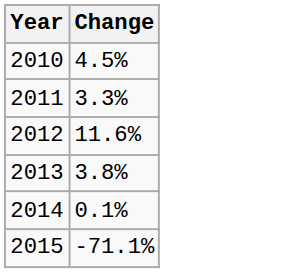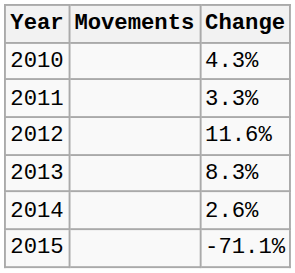+ column: (134, 23)
(101, 61) 4.5% -> (232, 61) 4.3%
(101, 173) 3.8% -> (232, 173) 8.3%
(101, 210) 0.1% -> (232, 210) 2.6%
